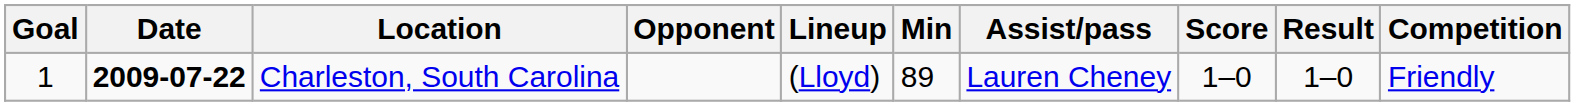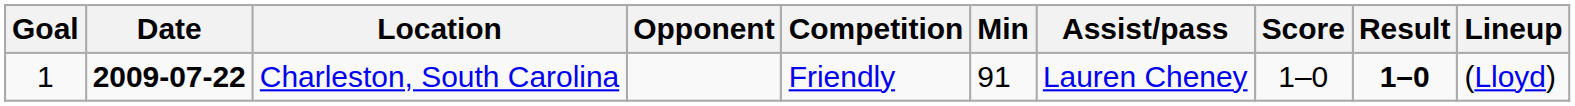columns swapped: (838, 29) <-> (1475, 29)
(917, 76) 89 -> (994, 76) 91
(1328, 76) normal -> (1405, 76) bold
